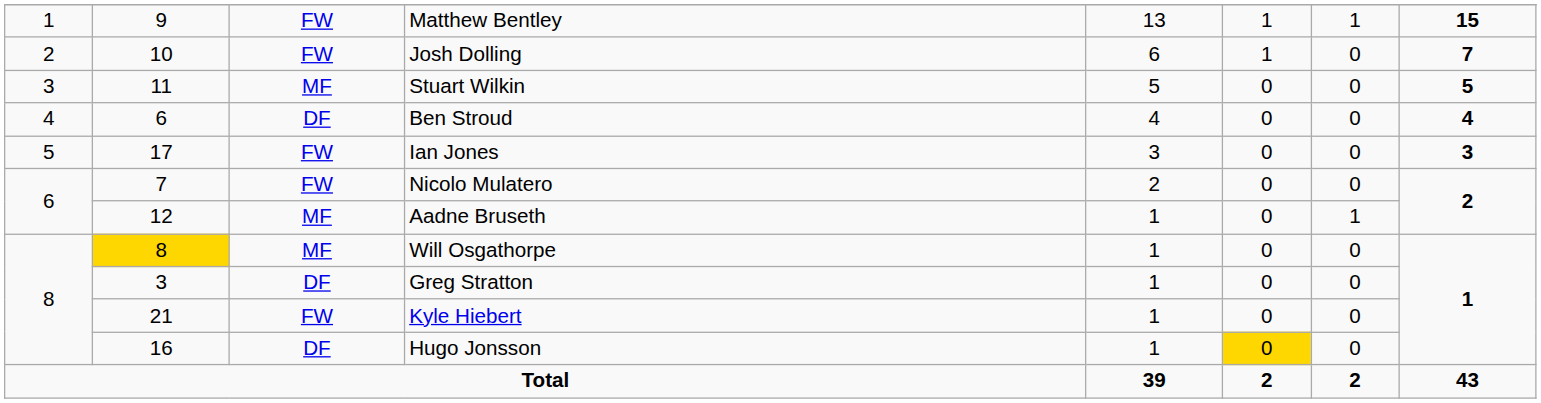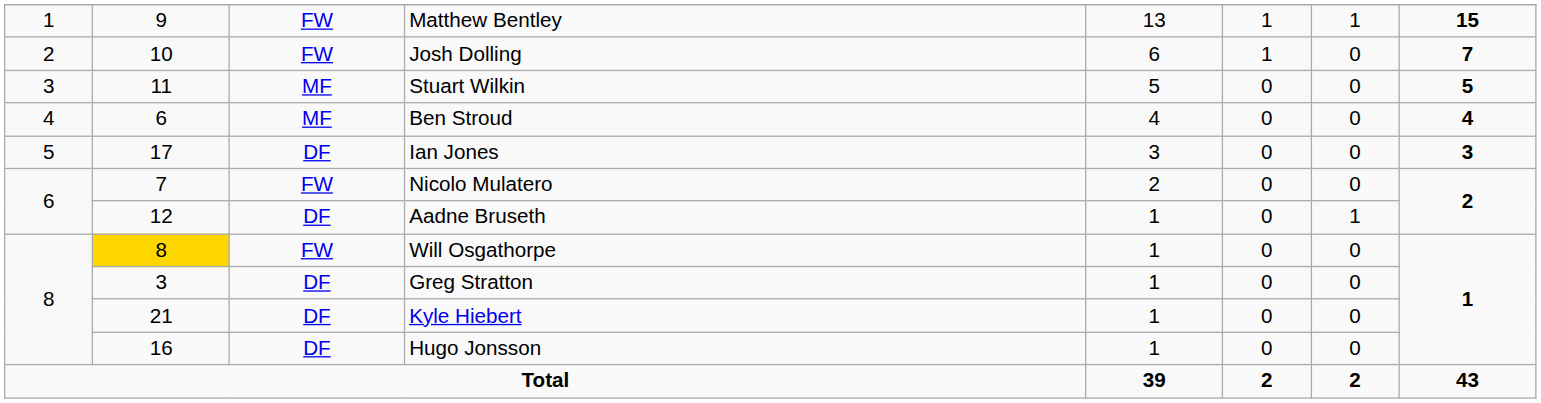(317, 119) DF -> (317, 119) MF
(317, 151) FW -> (317, 151) DF
(317, 217) MF -> (317, 217) DF
(317, 250) MF -> (317, 250) FW
(317, 315) FW -> (317, 315) DF
(1267, 348) gold background -> (1267, 348) no background
